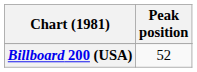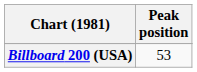(164, 55) 52 -> (164, 55) 53
